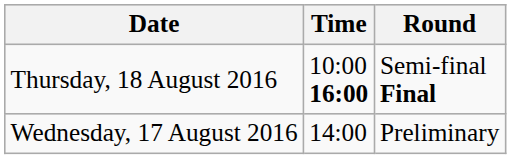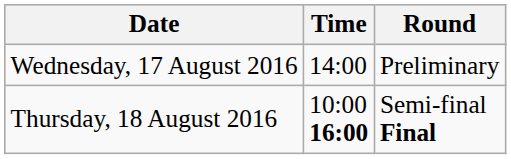rows swapped: (154, 133) <-> (144, 78)
